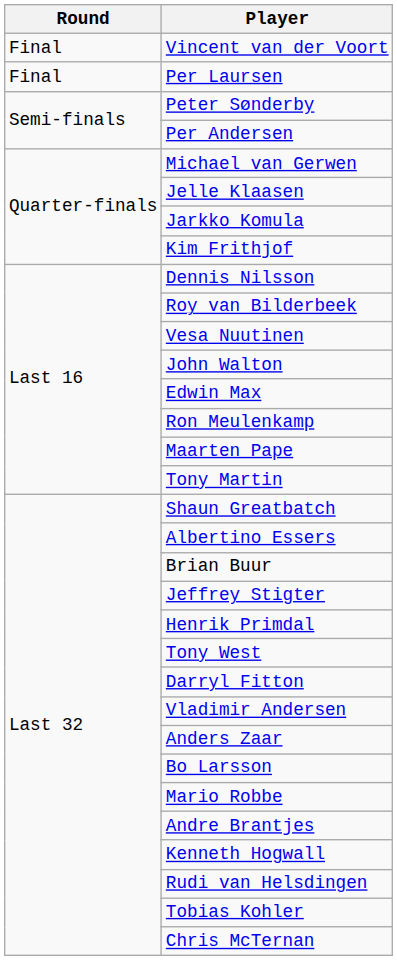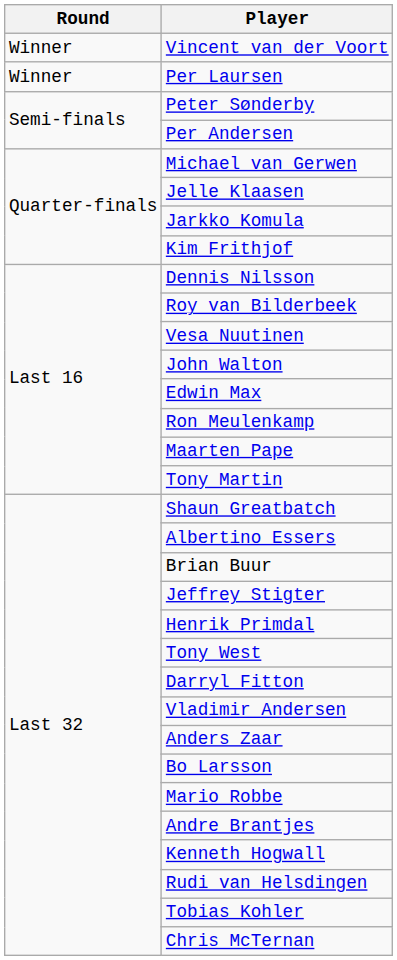(35, 48) Final -> (41, 48) Winner
(35, 77) Final -> (41, 77) Winner
